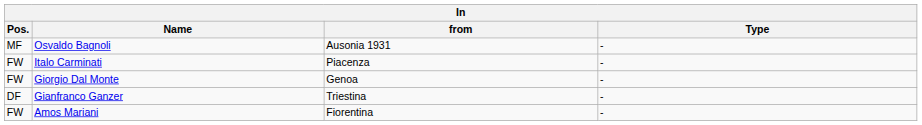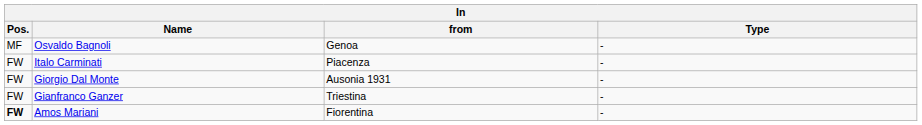(358, 46) Ausonia 1931 -> (342, 46) Genoa
(342, 79) Genoa -> (358, 79) Ausonia 1931
(14, 96) DF -> (15, 96) FW
(15, 113) normal -> (15, 113) bold
